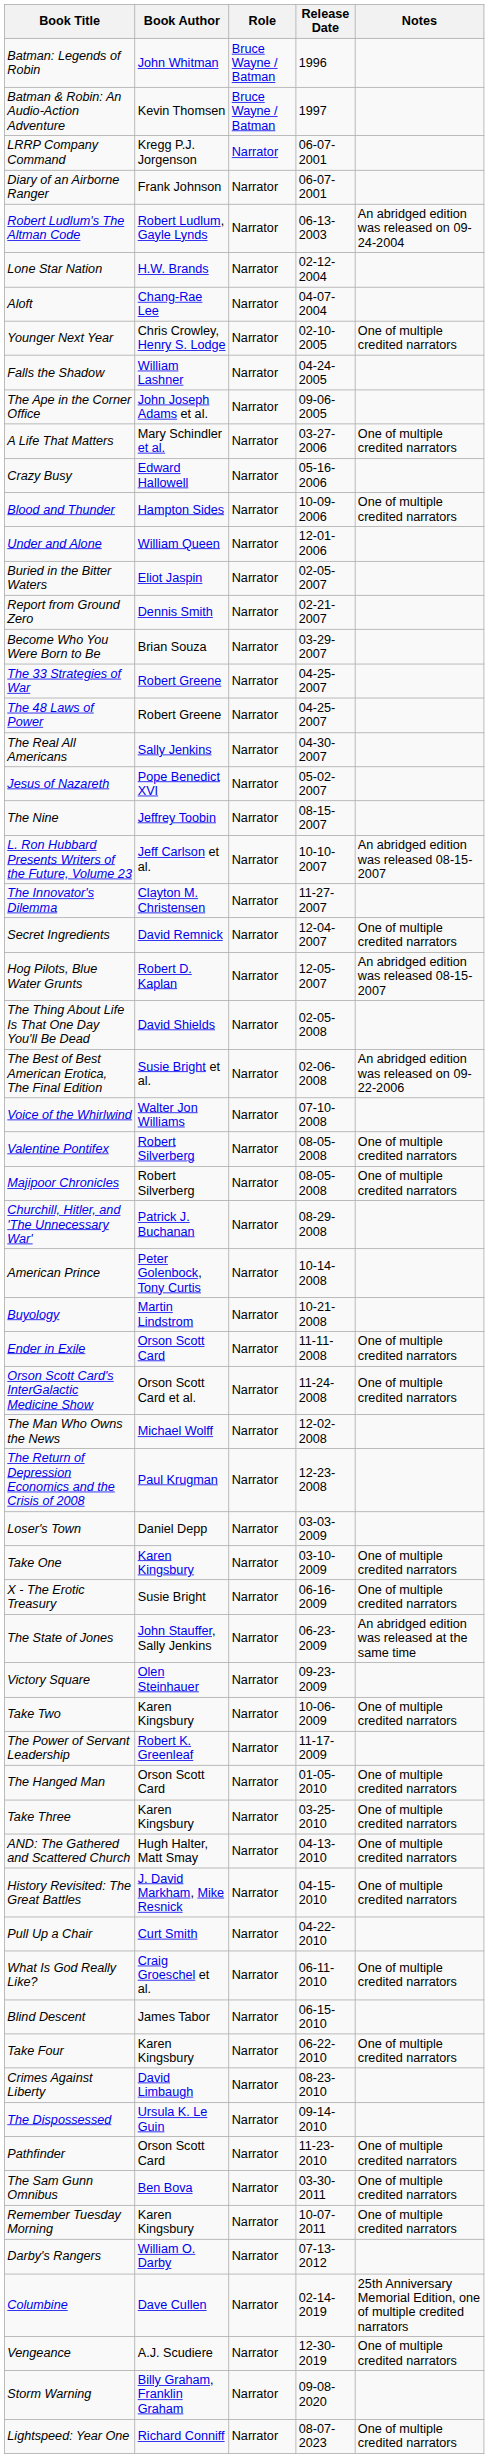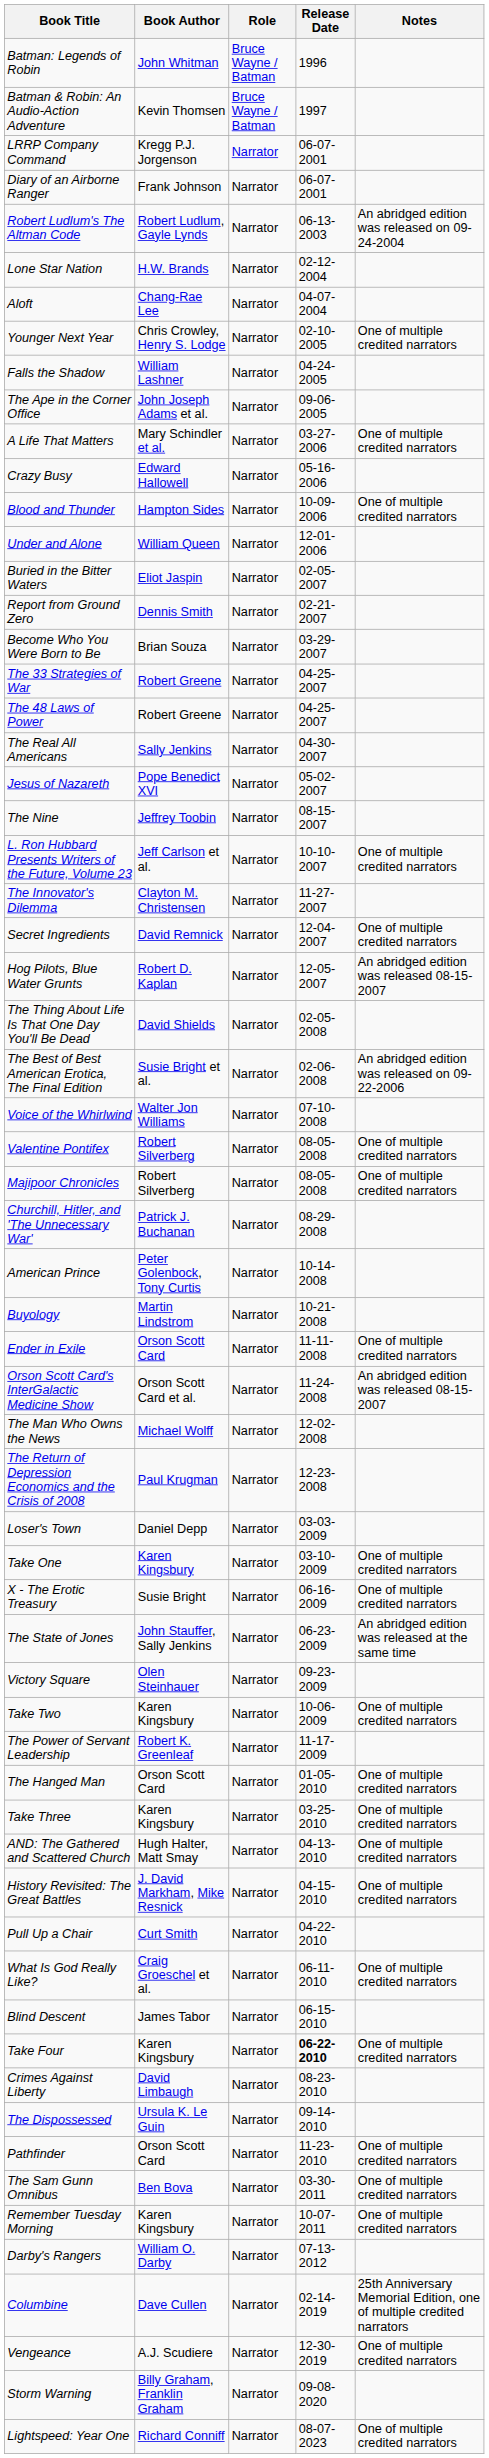(415, 859) An abridged edition was released 08-15-2007 -> (407, 859) One of multiple credited narrators
(407, 1390) One of multiple credited narrators -> (415, 1390) An abridged edition was released 08-15-2007
(317, 2051) normal -> (317, 2051) bold
